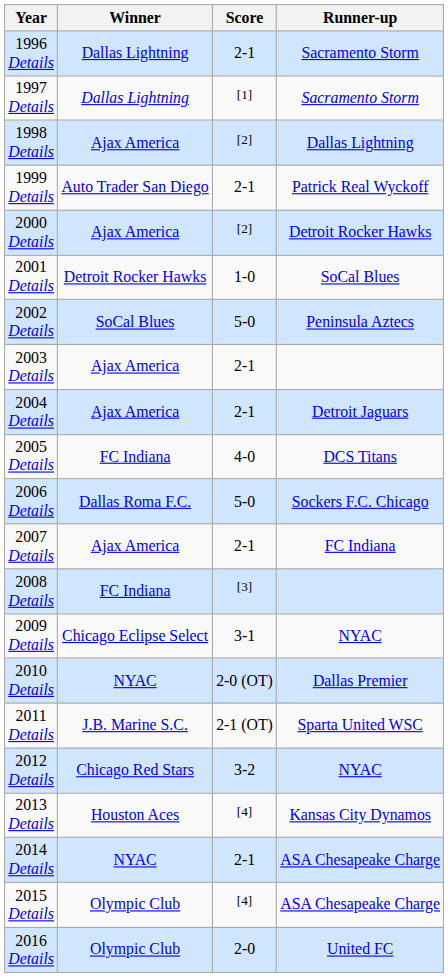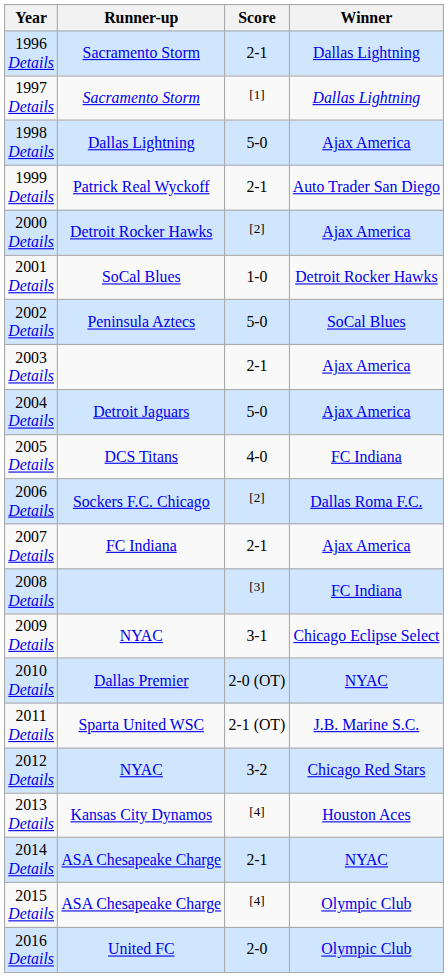columns swapped: (135, 17) <-> (360, 17)
(245, 139) [2] -> (257, 143) 5-0
(245, 412) 2-1 -> (257, 412) 5-0
(245, 501) 5-0 -> (257, 498) [2]
